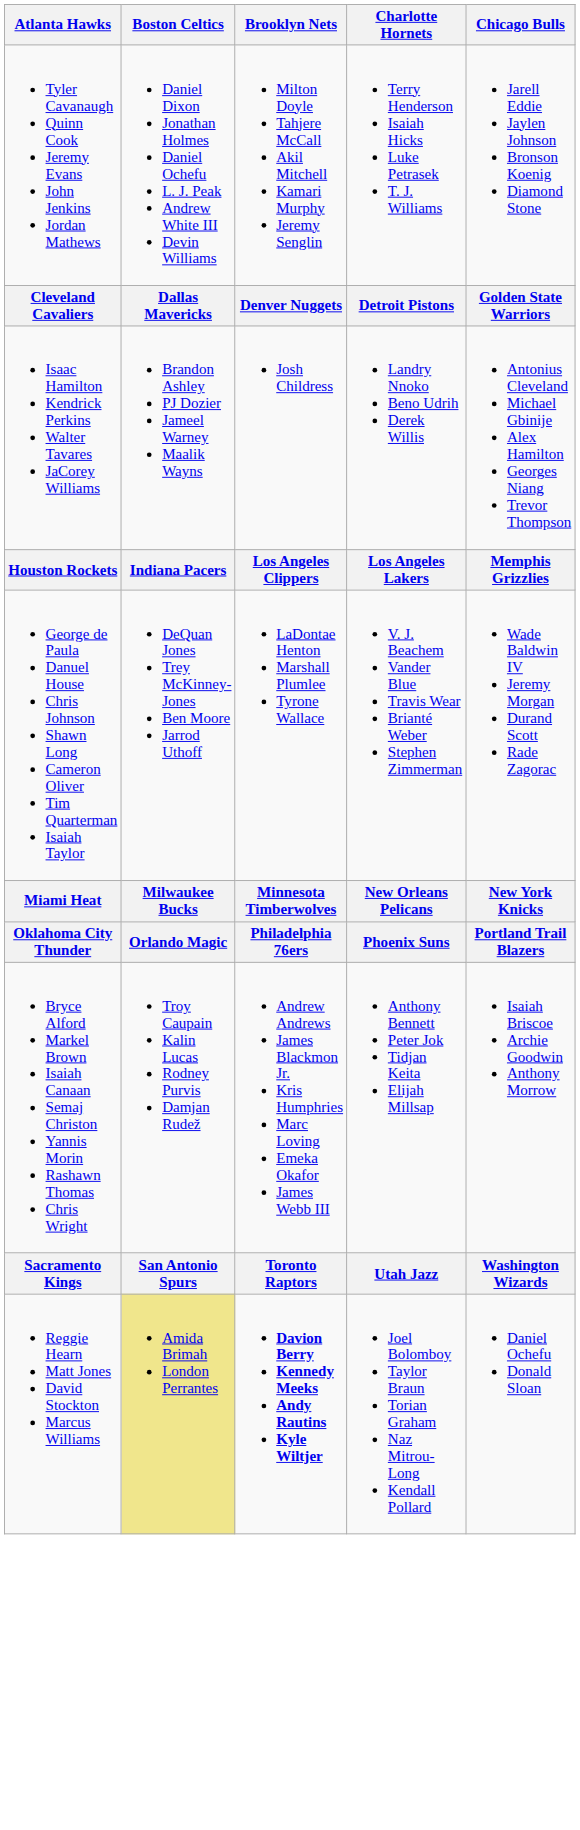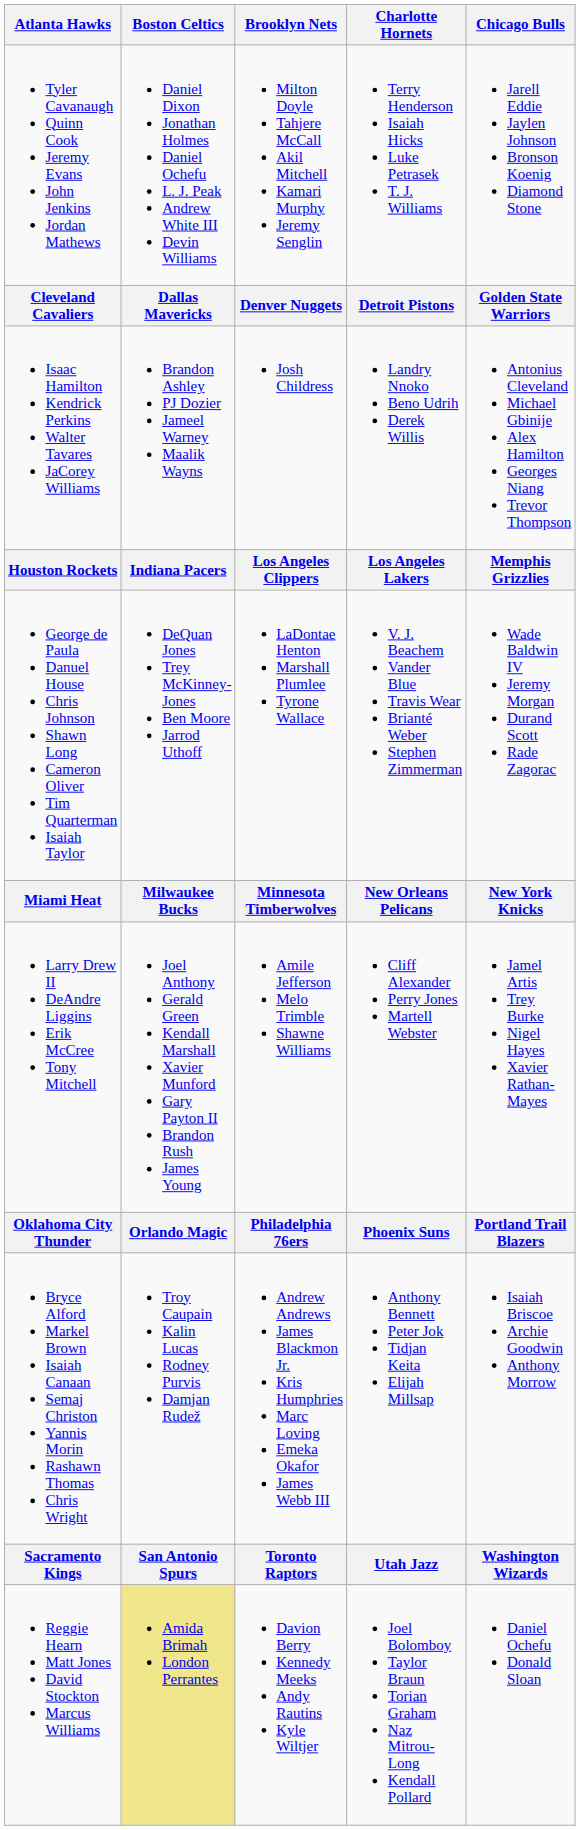+ row: (63, 1025)
(291, 1397) bold -> (291, 1688) normal
